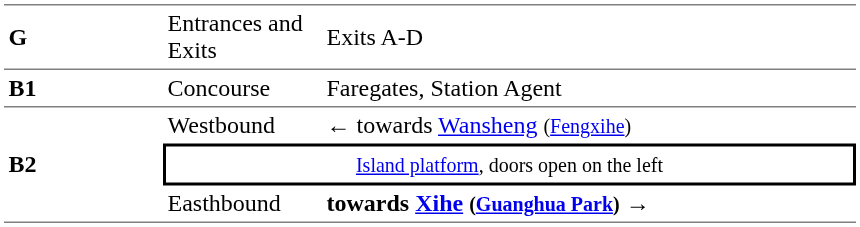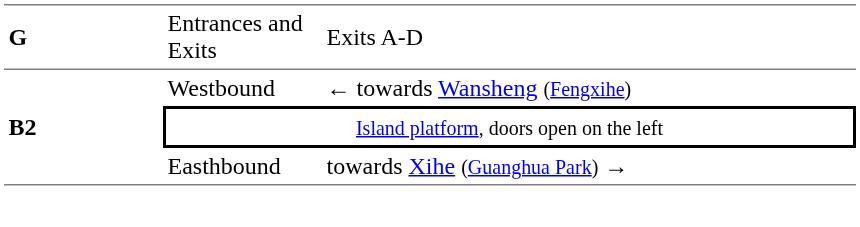- row: (219, 87)
(488, 203) bold -> (477, 165) normal
